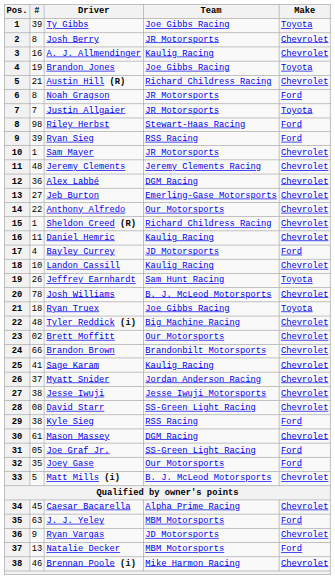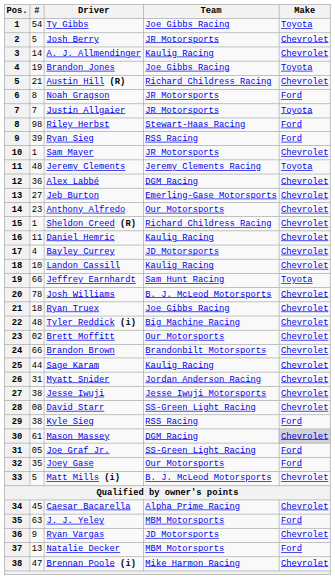(37, 26) 39 -> (37, 26) 54
(34, 40) 8 -> (34, 40) 5
(37, 54) 16 -> (37, 54) 14
(305, 167) Chevrolet -> (297, 167) Toyota
(37, 210) 22 -> (37, 210) 23
(292, 252) Ford -> (305, 252) Chevrolet
(37, 281) 26 -> (37, 281) 66
(297, 309) Toyota -> (305, 309) Chevrolet
(37, 366) 41 -> (37, 366) 44
(37, 380) 37 -> (37, 380) 31
(305, 436) no background -> (305, 436) lightgrey background
(37, 564) 46 -> (37, 564) 47
